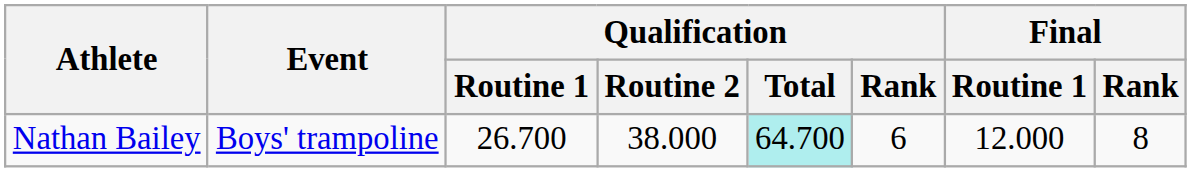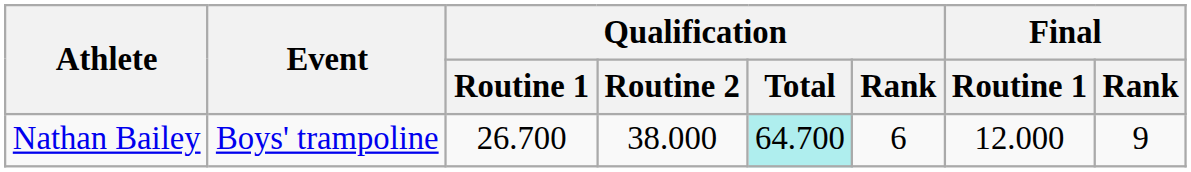(1141, 139) 8 -> (1141, 139) 9
